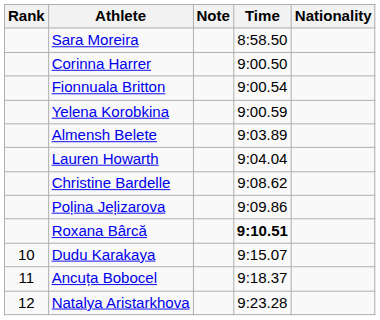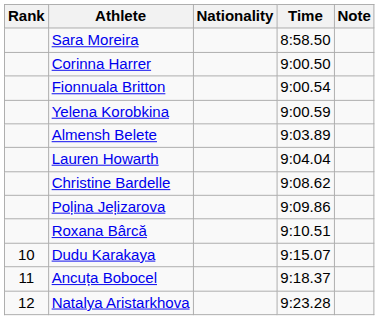columns swapped: (333, 16) <-> (213, 16)
(262, 231) bold -> (305, 231) normal
